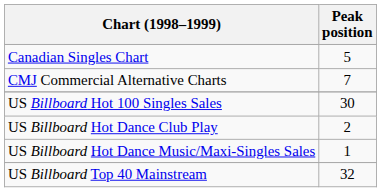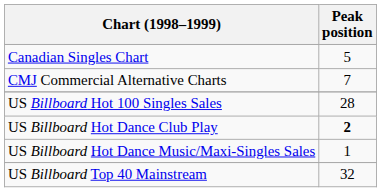(347, 103) 30 -> (347, 103) 28
(347, 127) normal -> (347, 127) bold
